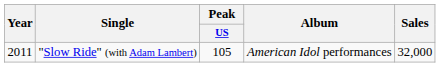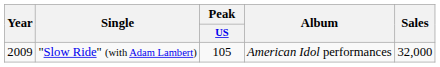(20, 52) 2011 -> (20, 52) 2009
